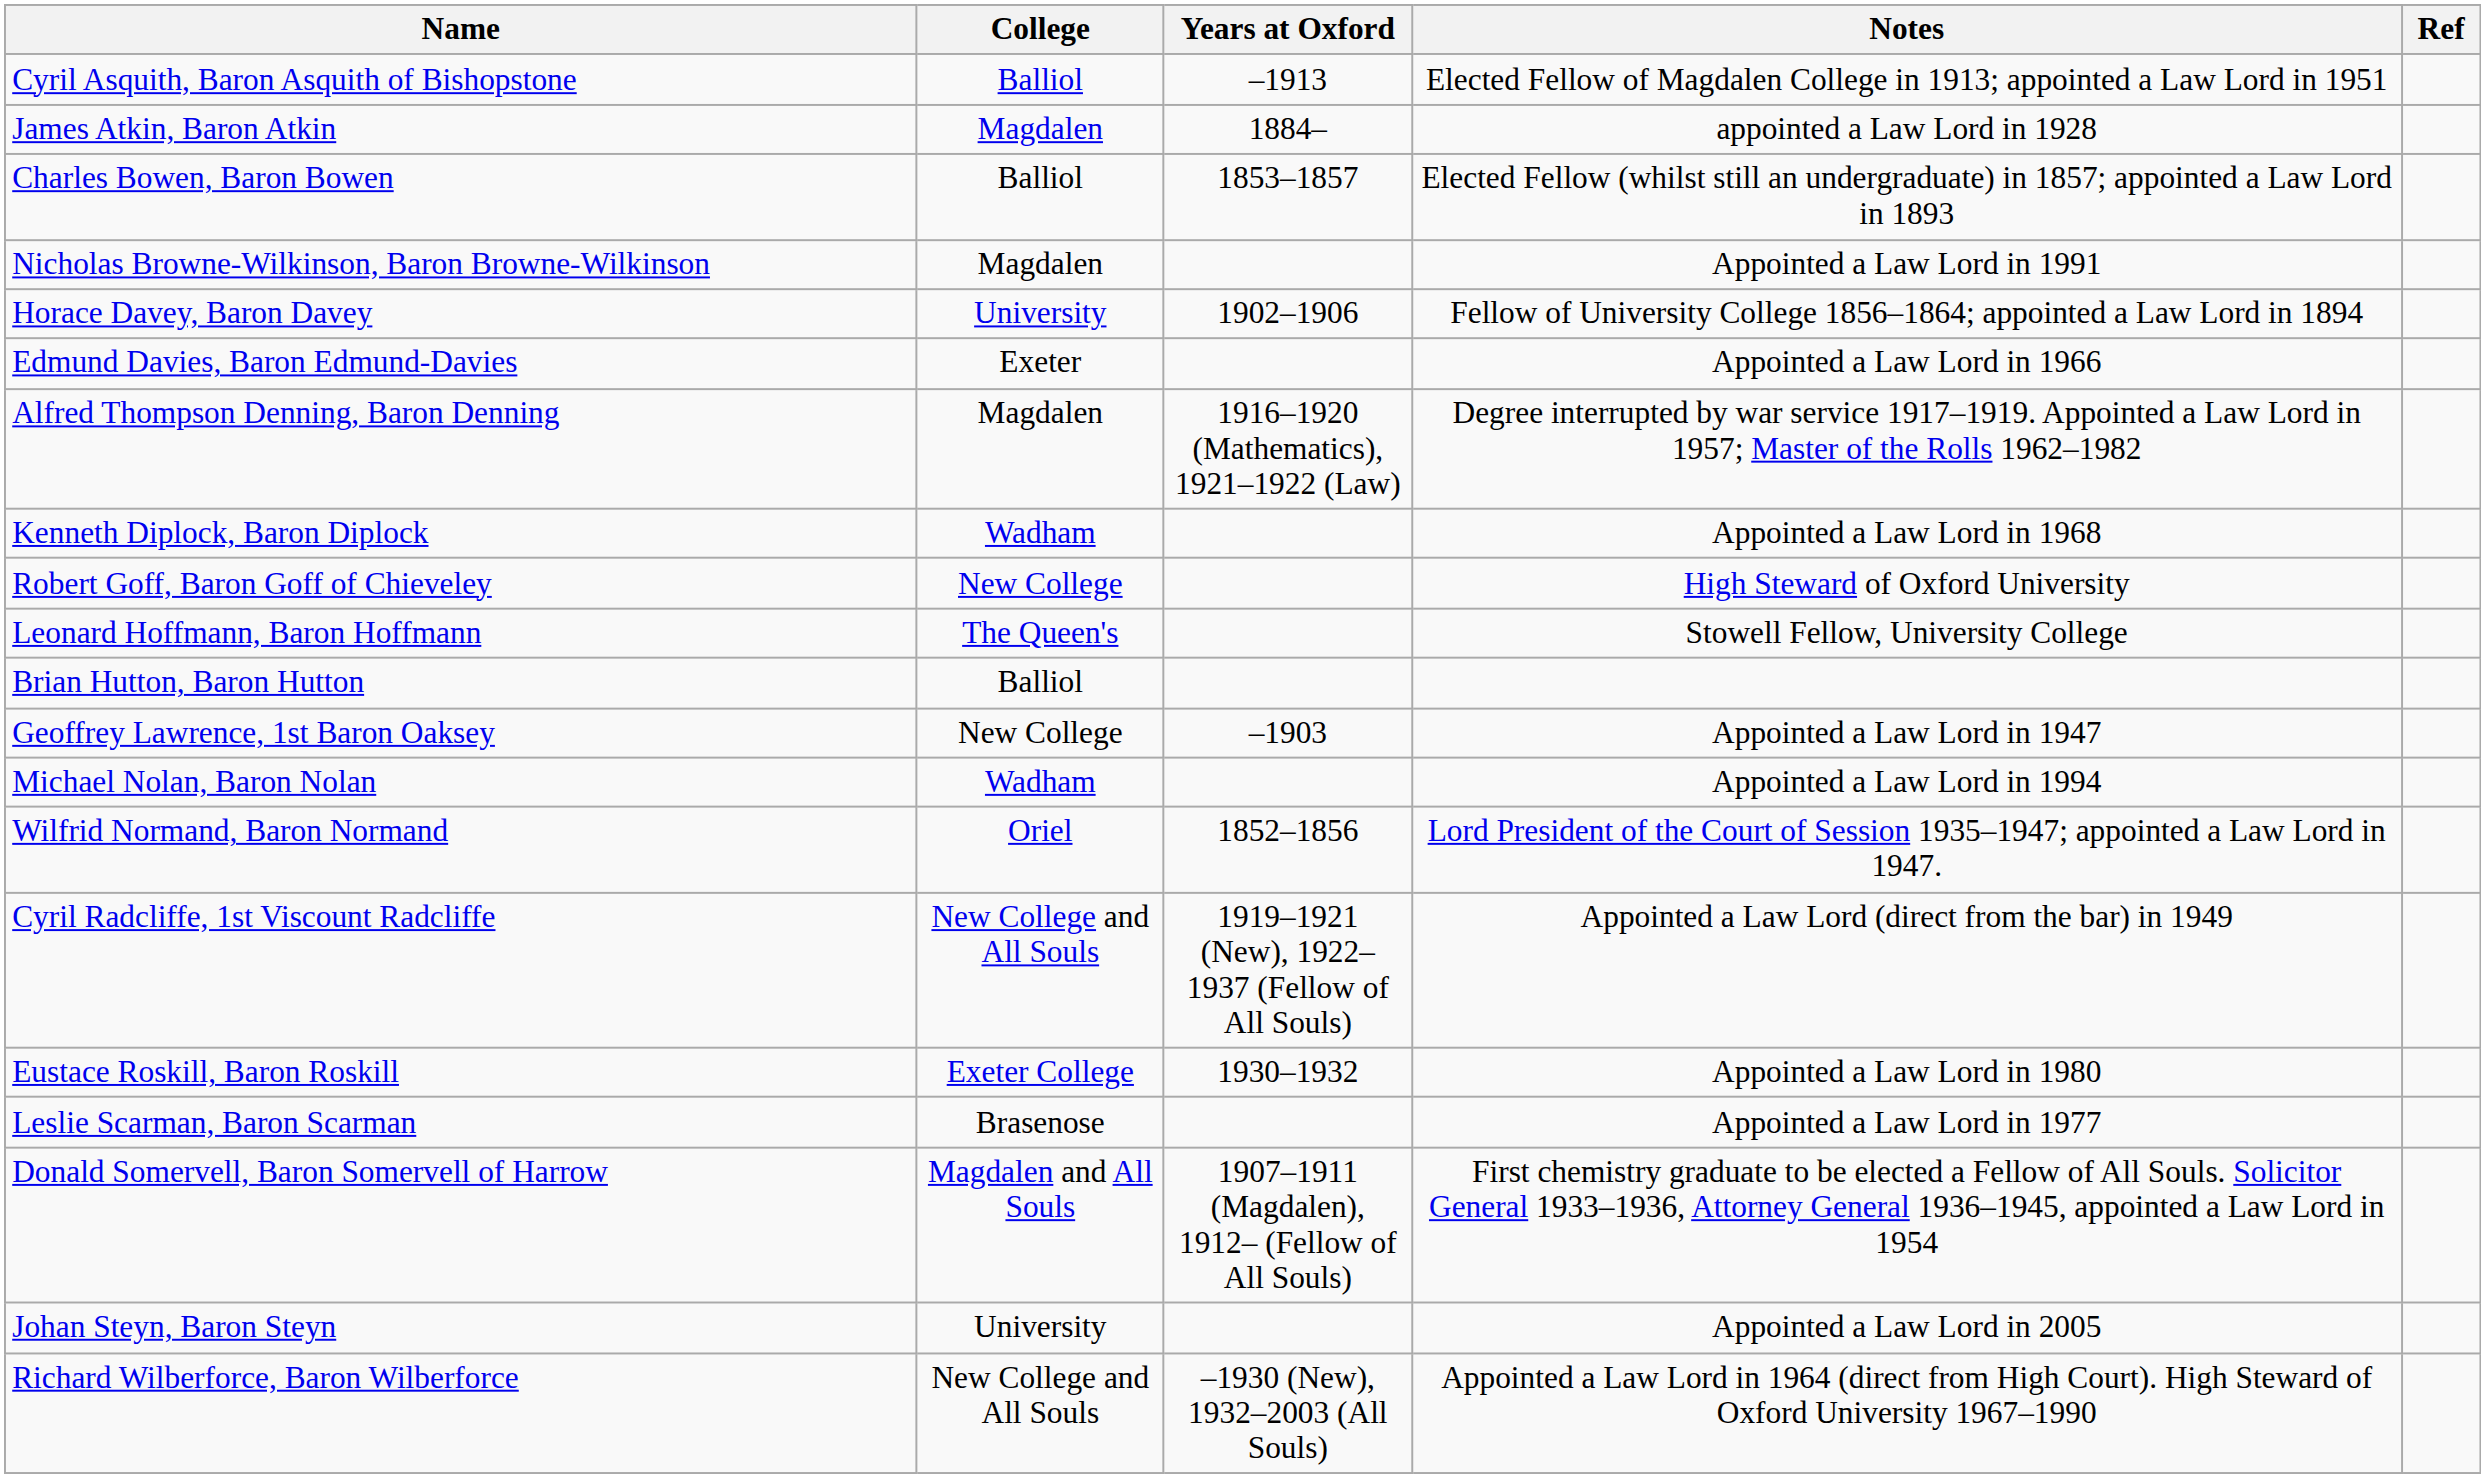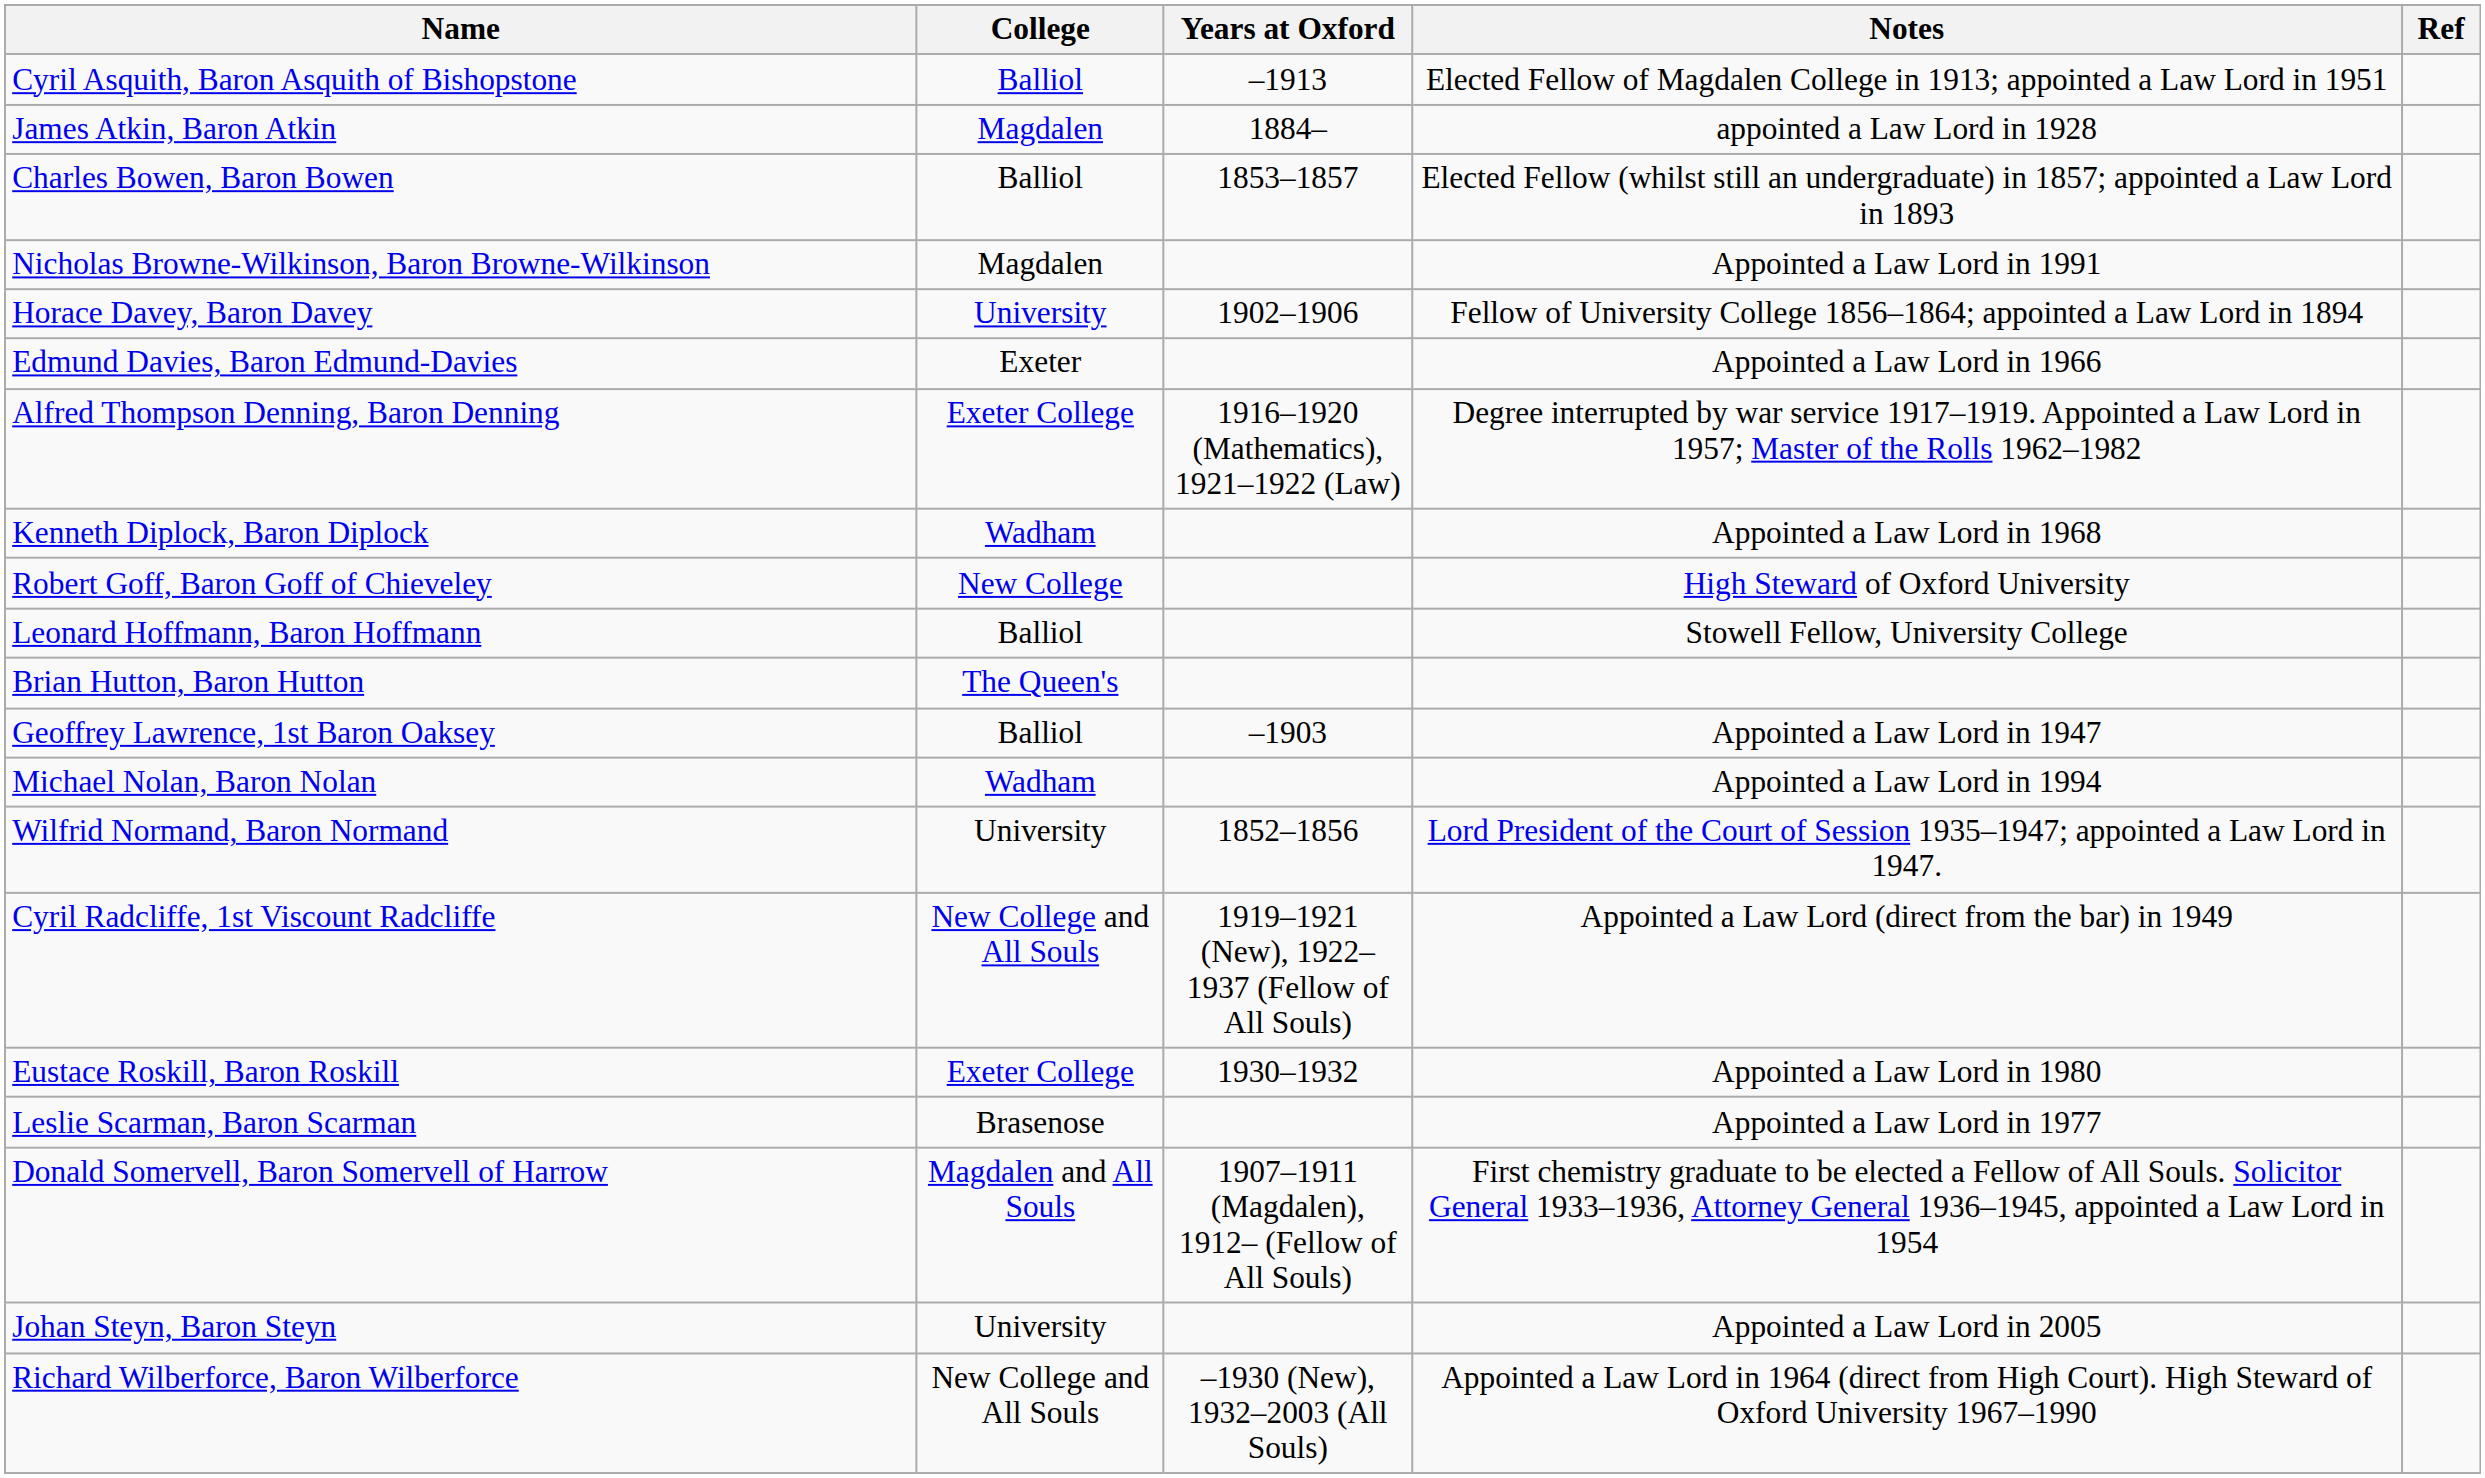(1040, 412) Magdalen -> (1040, 412) Exeter College
(1040, 632) The Queen's -> (1040, 632) Balliol
(1040, 682) Balliol -> (1040, 682) The Queen's
(1040, 732) New College -> (1040, 732) Balliol
(1040, 831) Oriel -> (1040, 831) University
